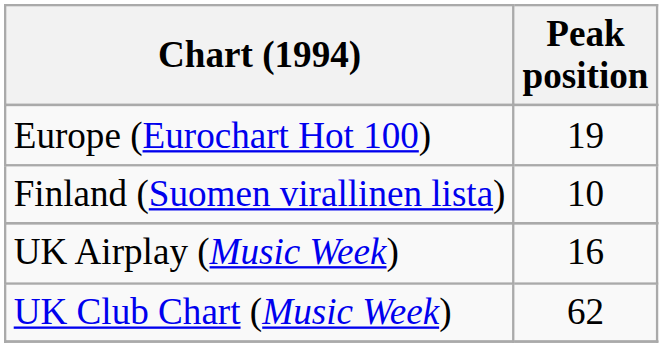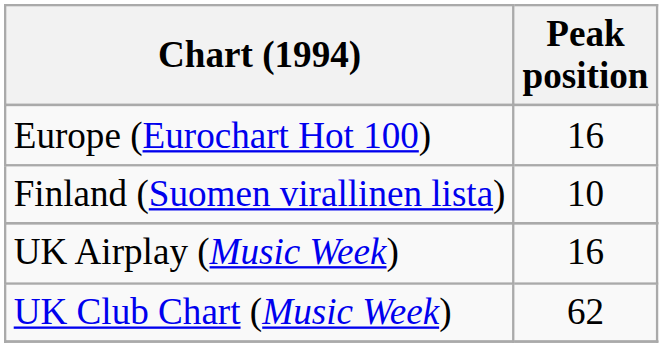(586, 134) 19 -> (586, 134) 16
